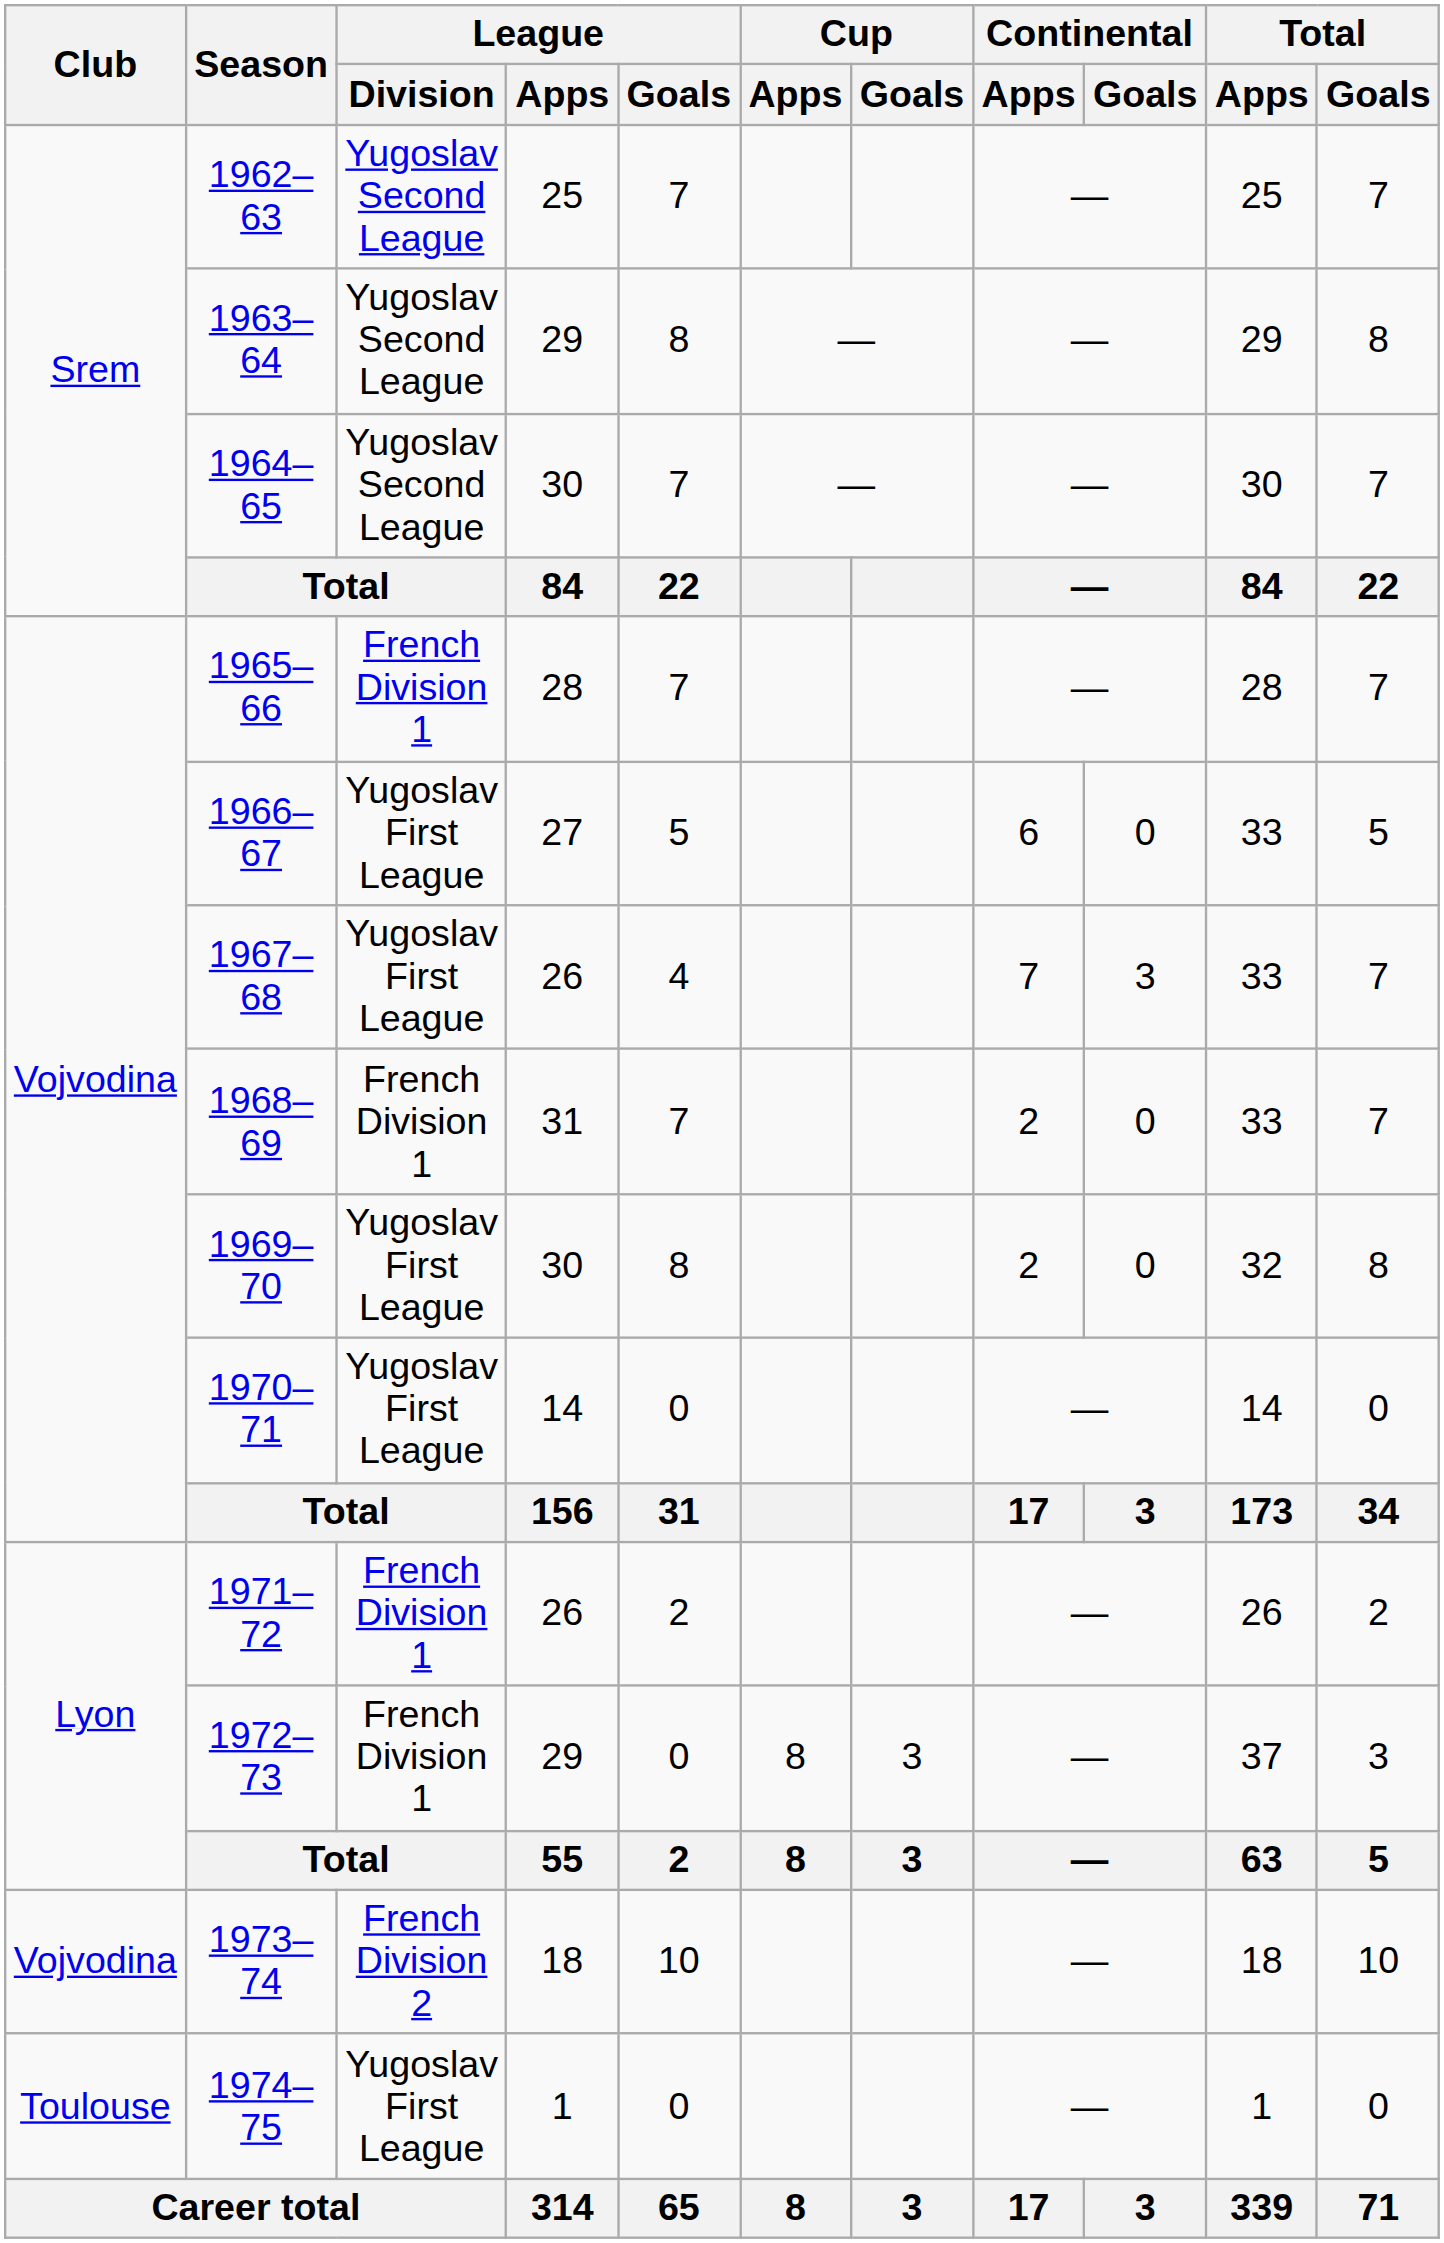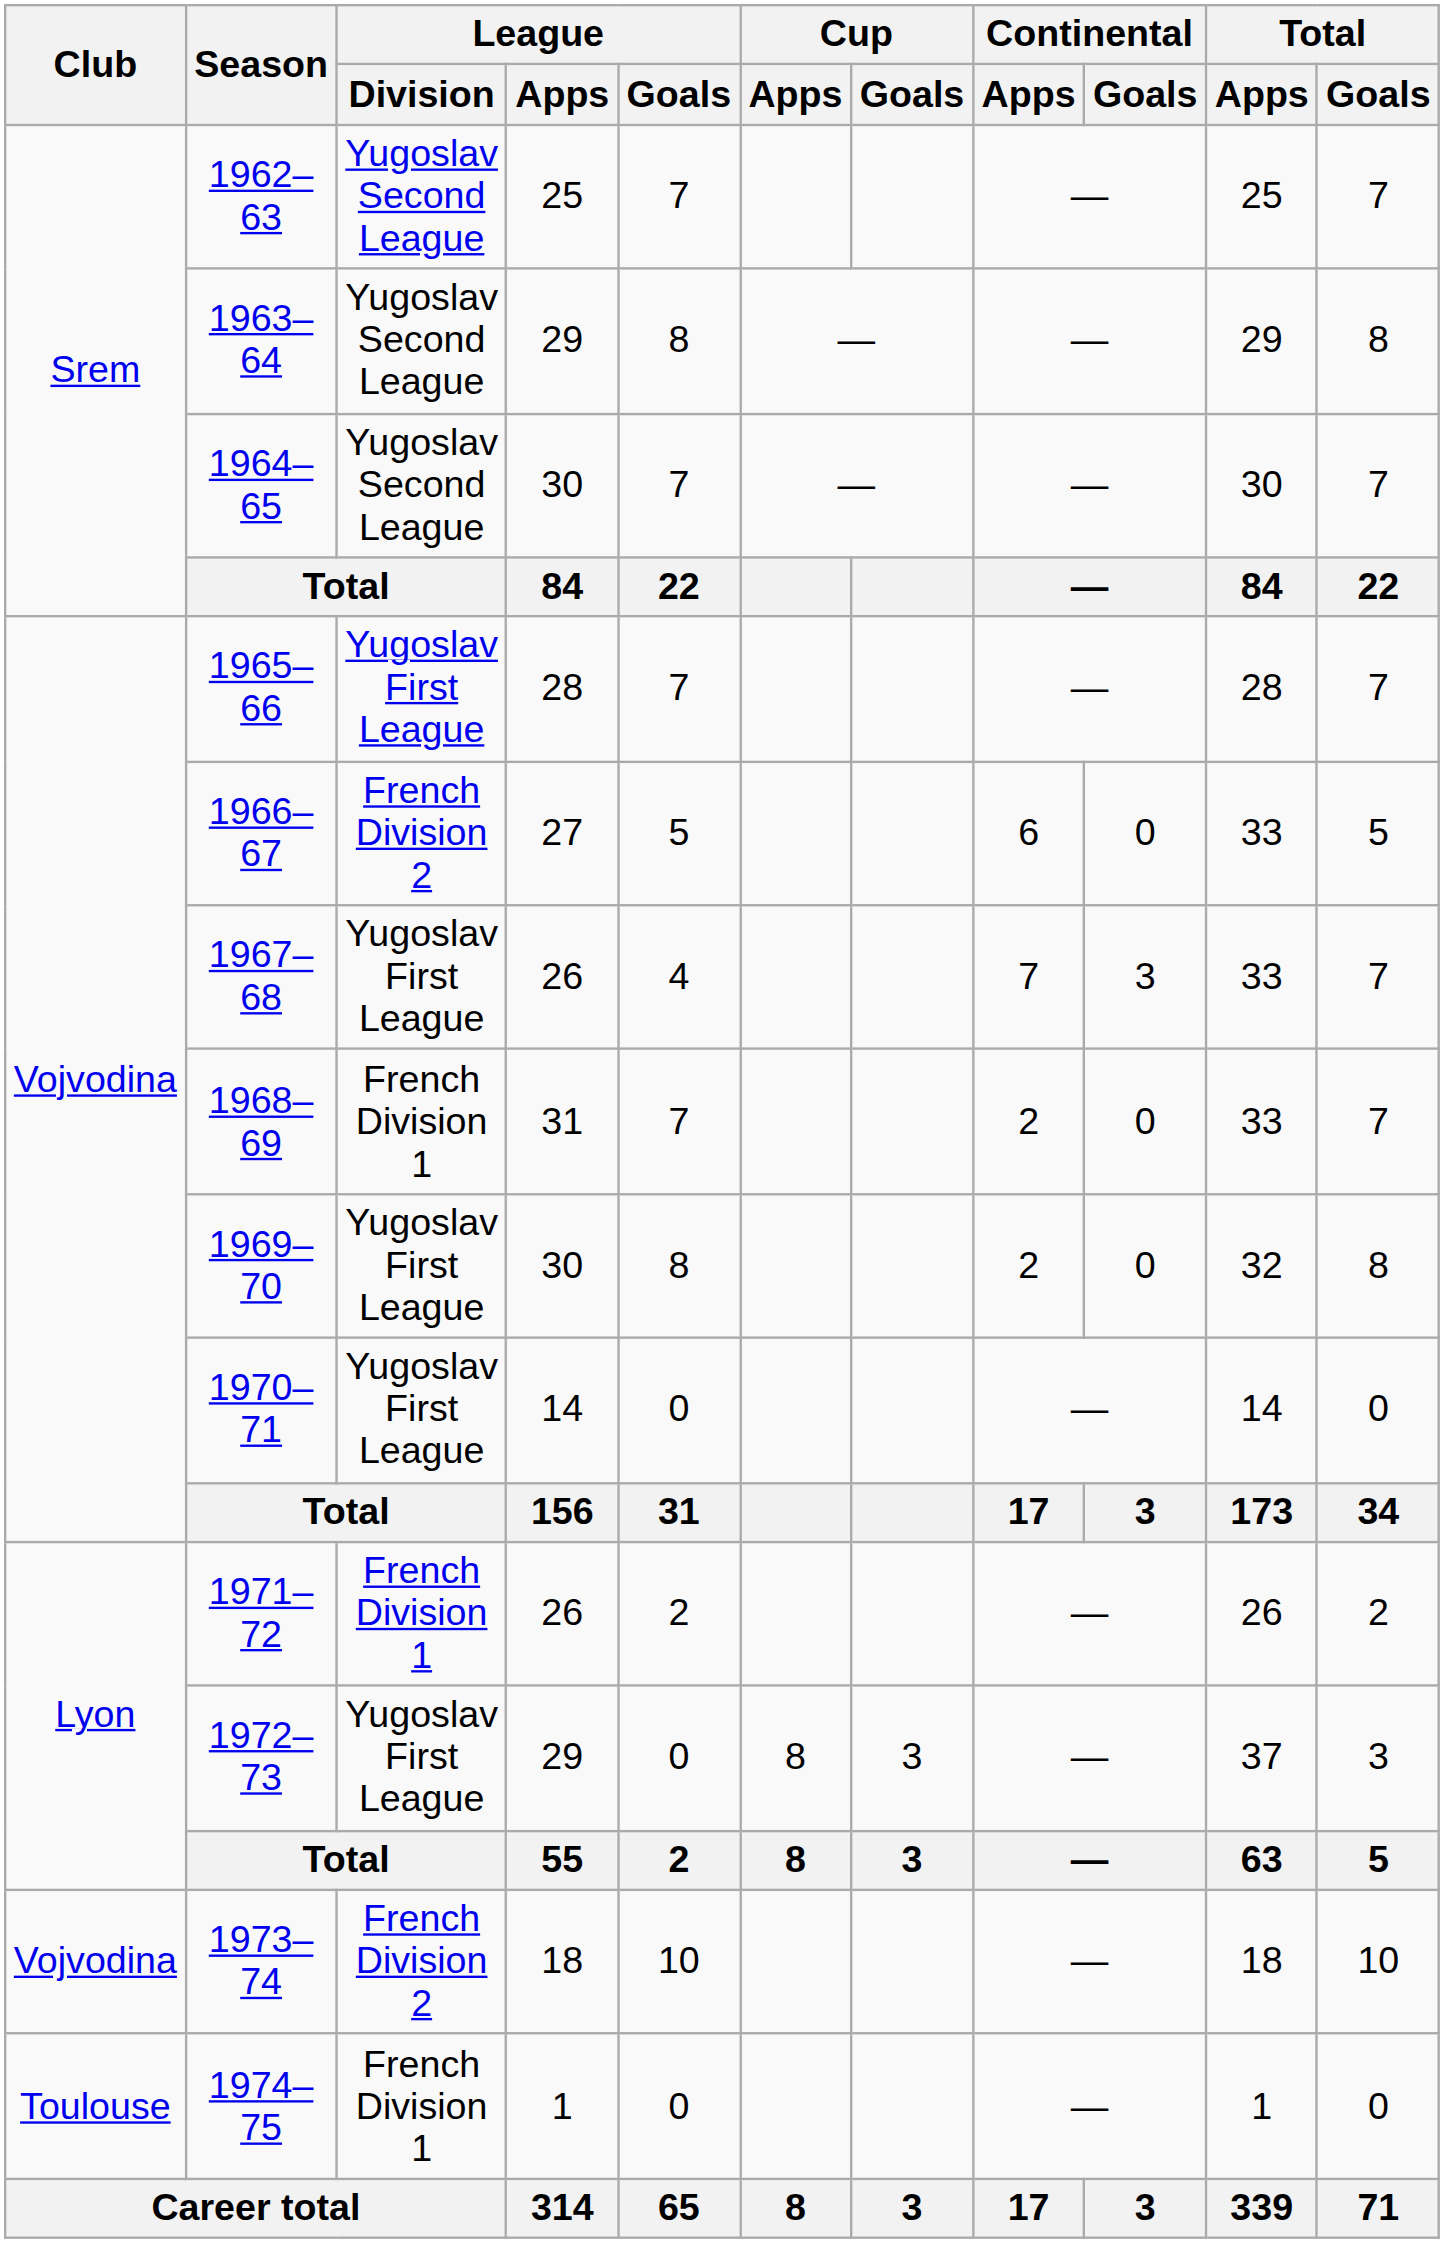(422, 688) French Division 1 -> (422, 688) Yugoslav First League
(422, 832) Yugoslav First League -> (422, 832) French Division 2
(422, 1757) French Division 1 -> (422, 1757) Yugoslav First League
(422, 2105) Yugoslav First League -> (422, 2105) French Division 1
